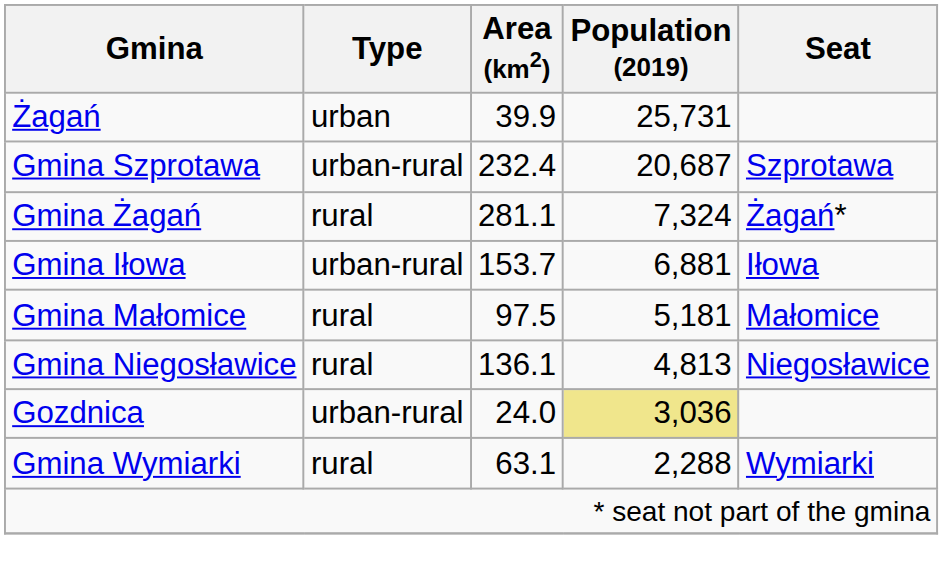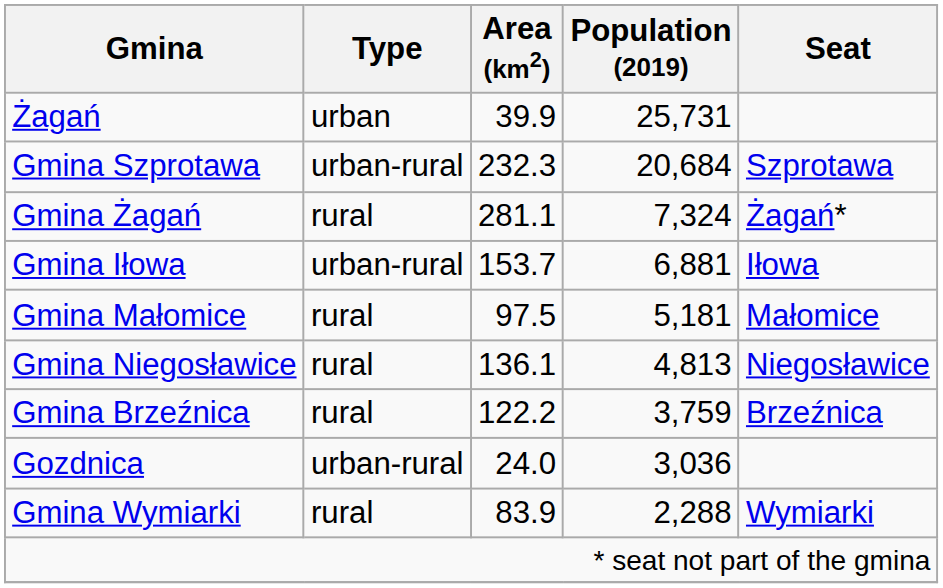(517, 166) 232.4 -> (517, 166) 232.3
(684, 166) 20,687 -> (684, 166) 20,684
+ row: (131, 413)
(693, 413) khaki background -> (693, 462) no background
(526, 462) 63.1 -> (526, 512) 83.9
